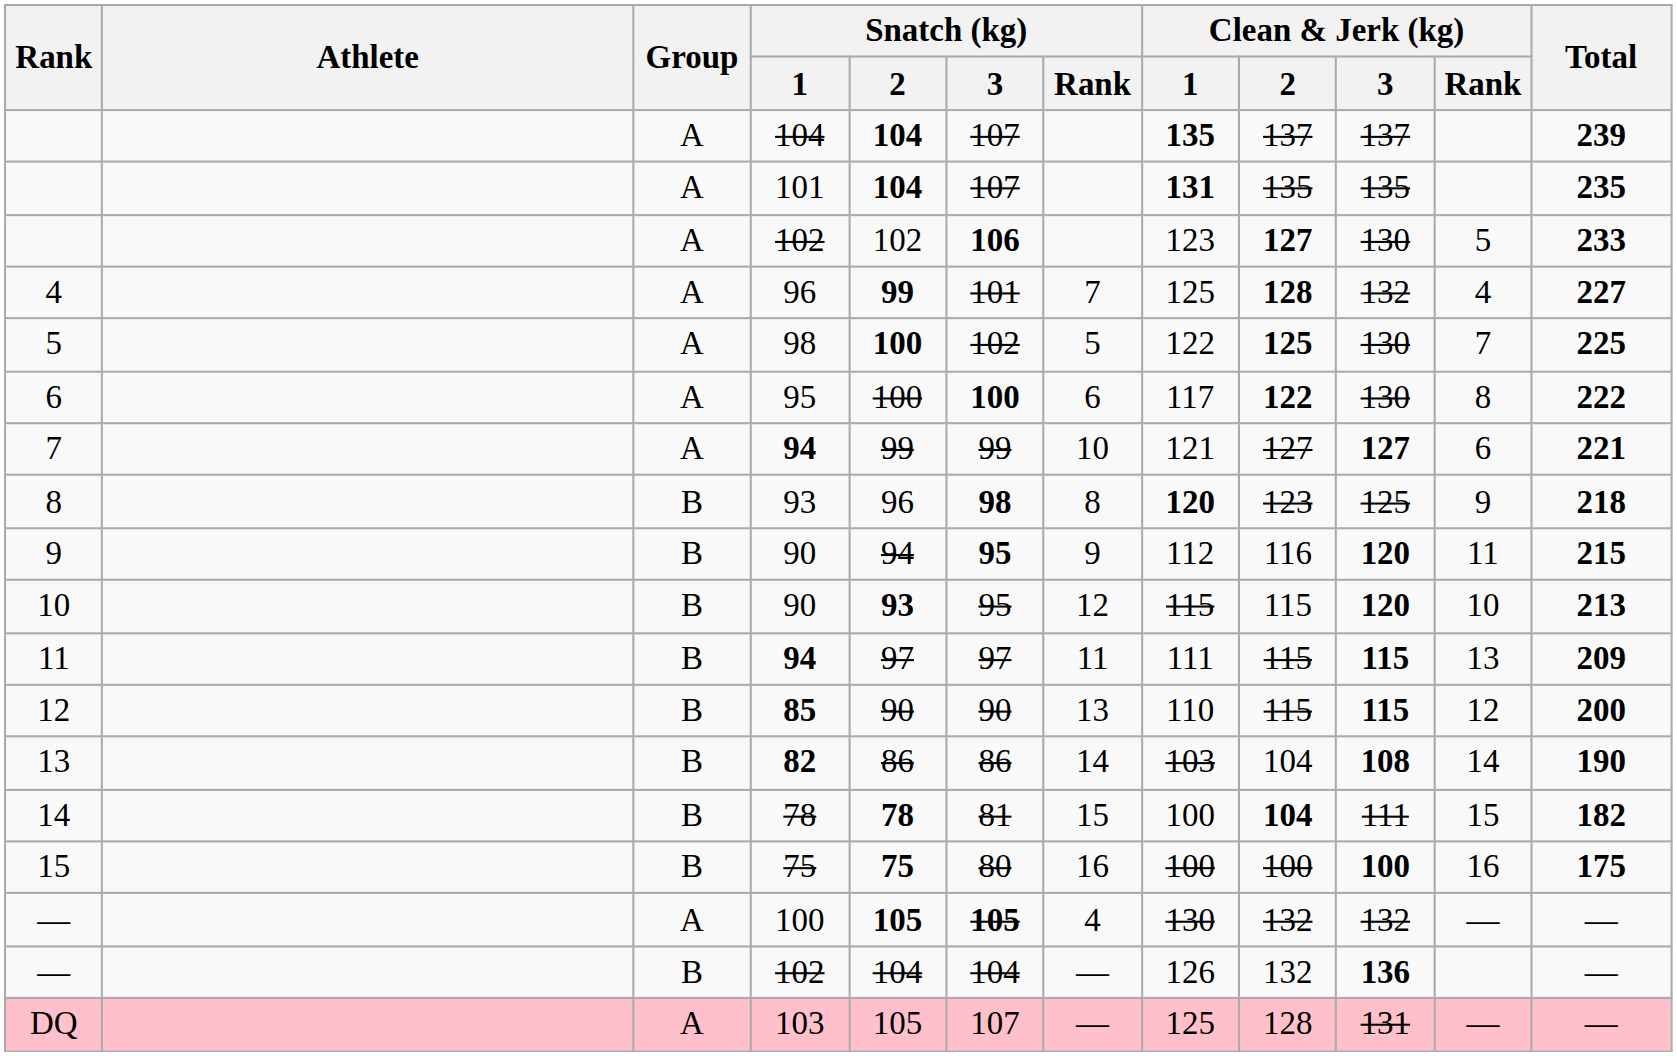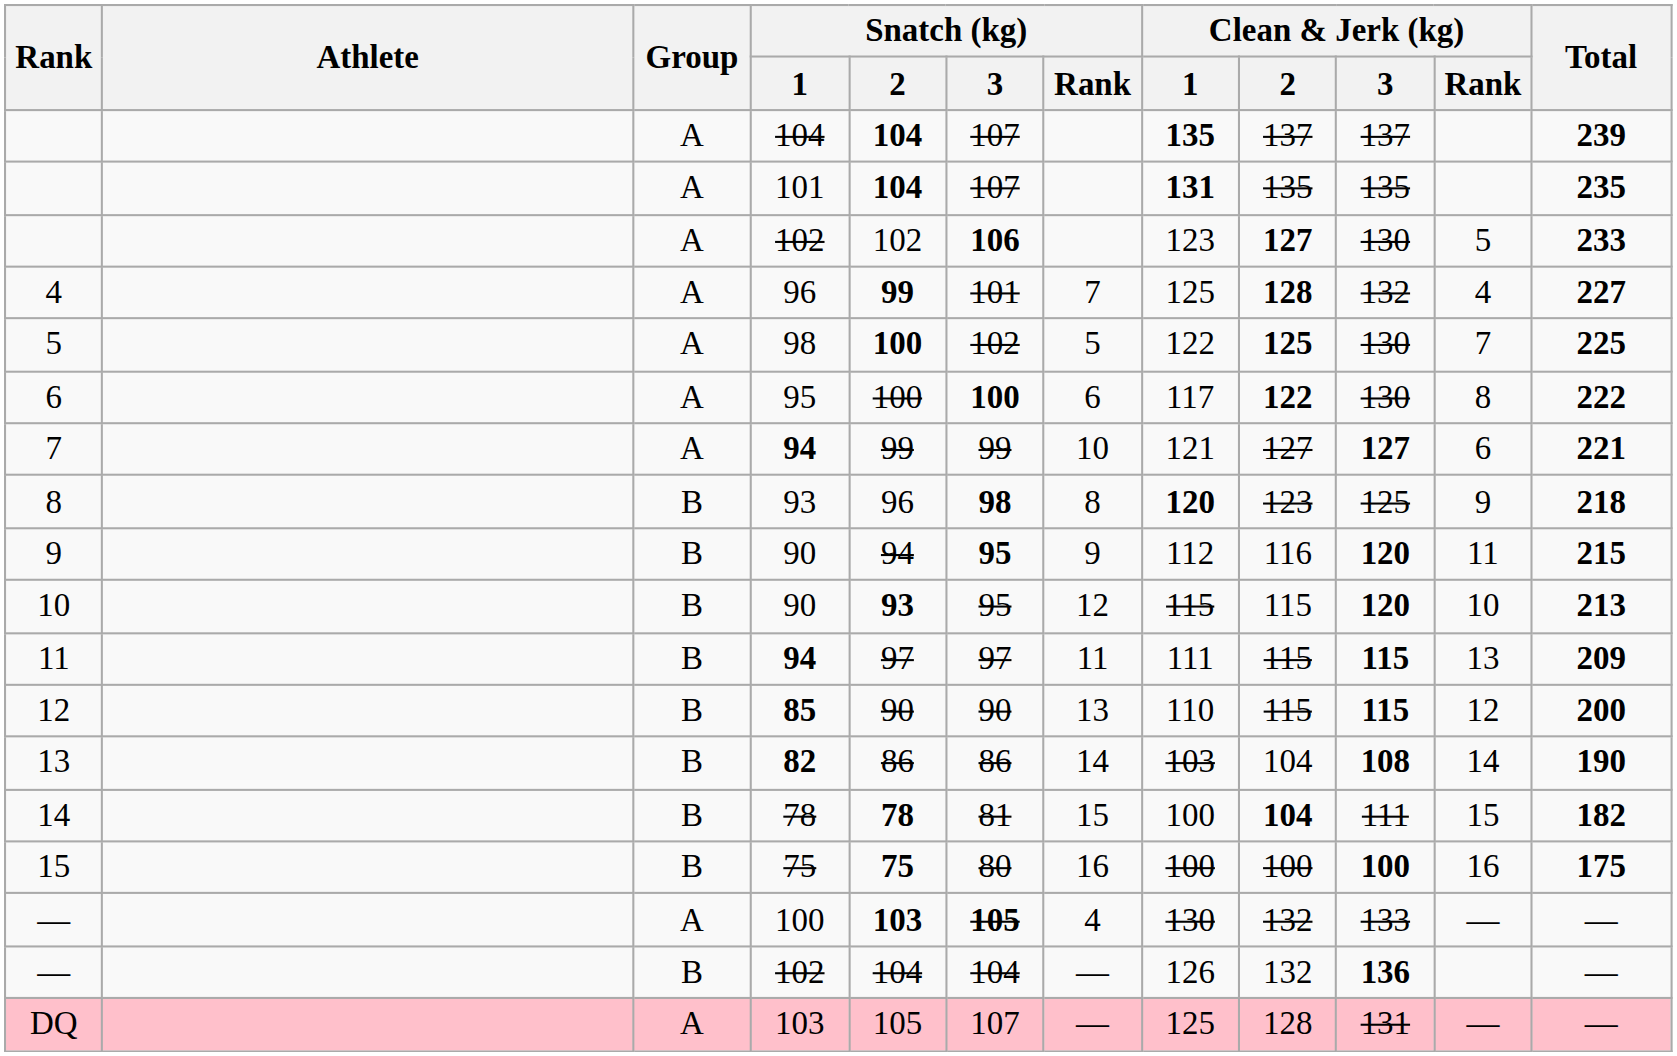(897, 919) 105 -> (897, 919) 103
(1385, 919) 132 -> (1385, 919) 133
